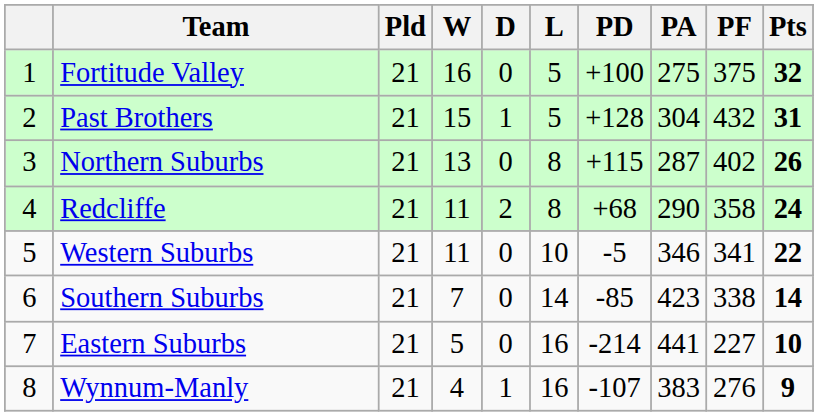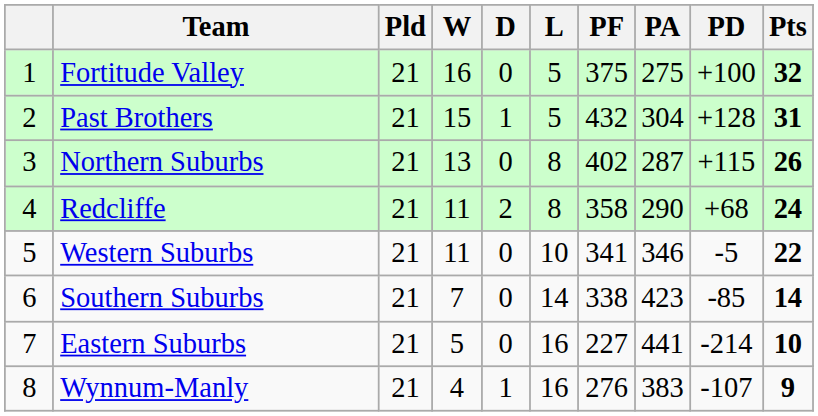columns swapped: (734, 27) <-> (615, 27)
